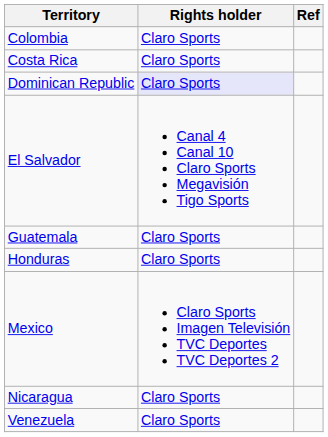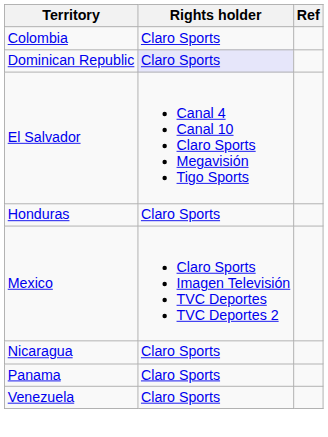- row: (43, 60)
- row: (43, 237)
+ row: (34, 375)
